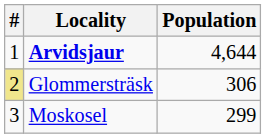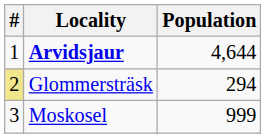(241, 84) 306 -> (241, 84) 294
(241, 116) 299 -> (241, 116) 999
